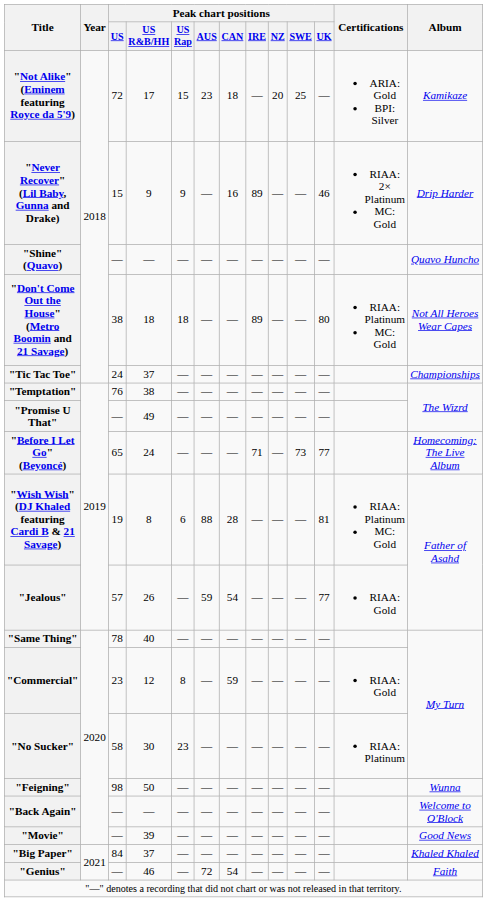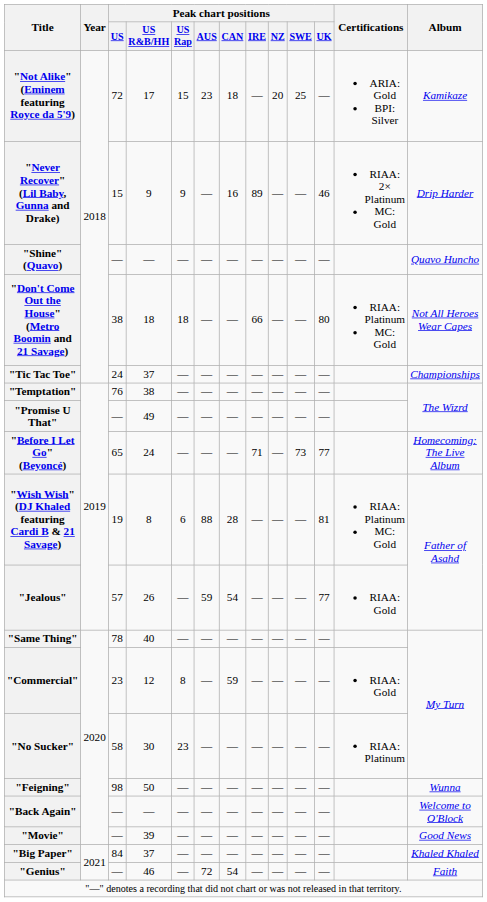(257, 320) 89 -> (257, 320) 66
